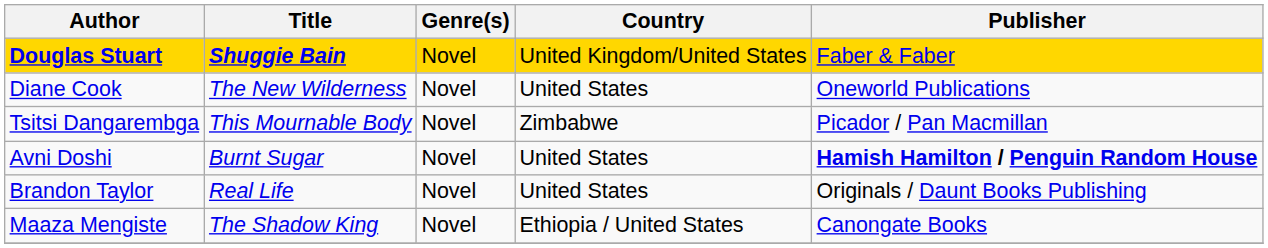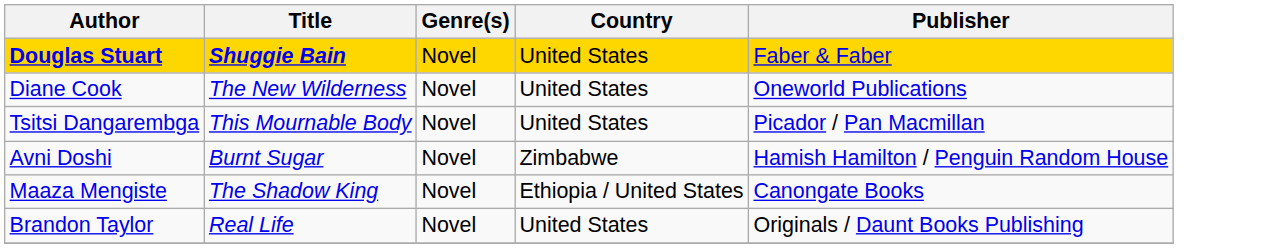(663, 55) United Kingdom/United States -> (584, 55) United States
(569, 123) Zimbabwe -> (584, 123) United States
(584, 157) United States -> (569, 157) Zimbabwe
(1037, 157) bold -> (961, 157) normal
rows swapped: (88, 225) <-> (82, 191)
